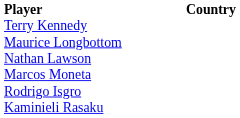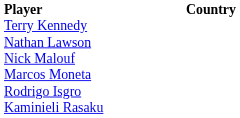- row: (63, 41)
+ row: (40, 58)
